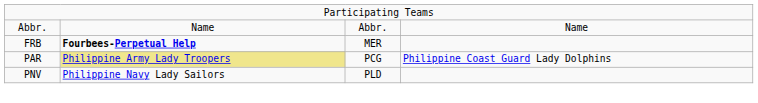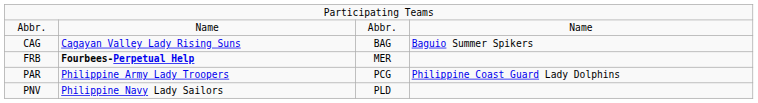+ row: (32, 44)
(147, 59) khaki background -> (145, 75) no background
